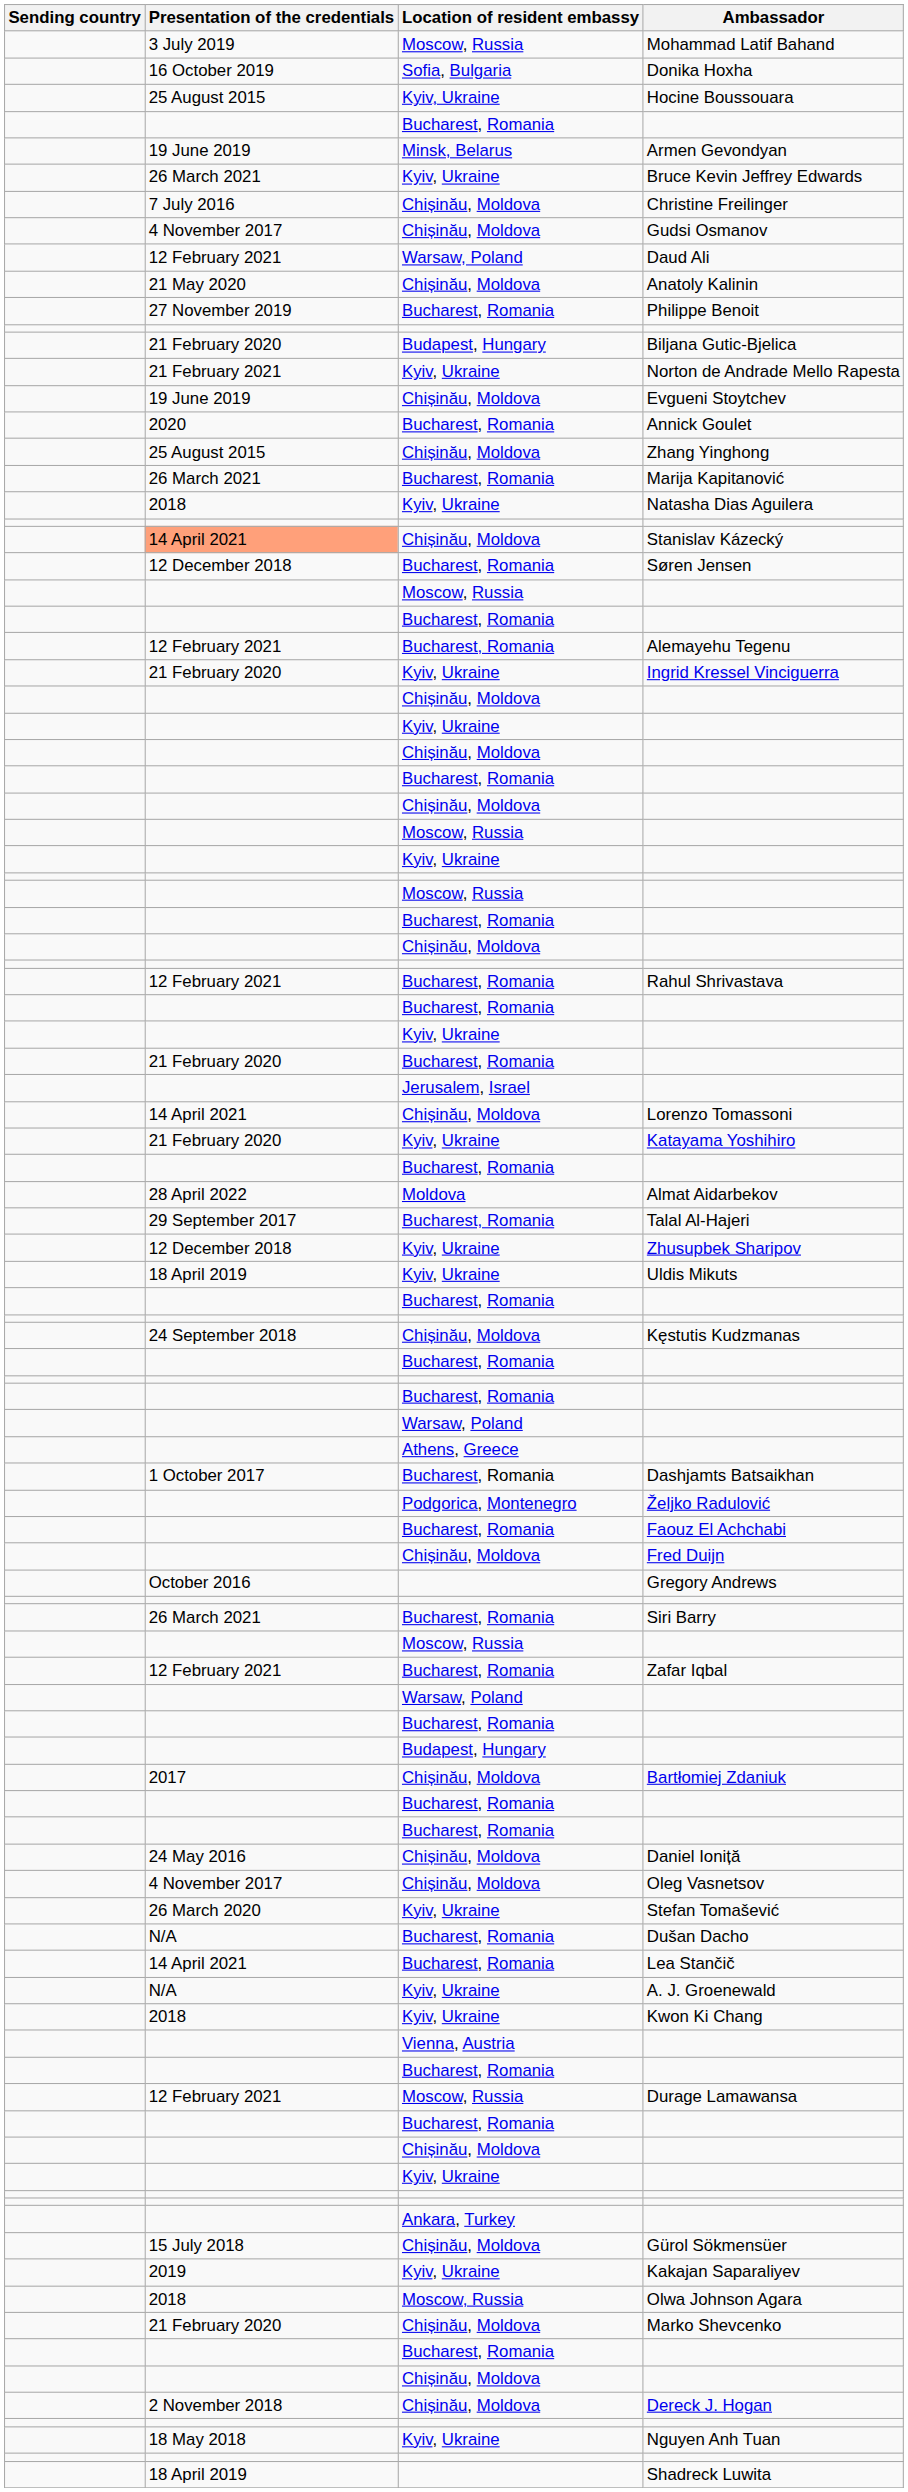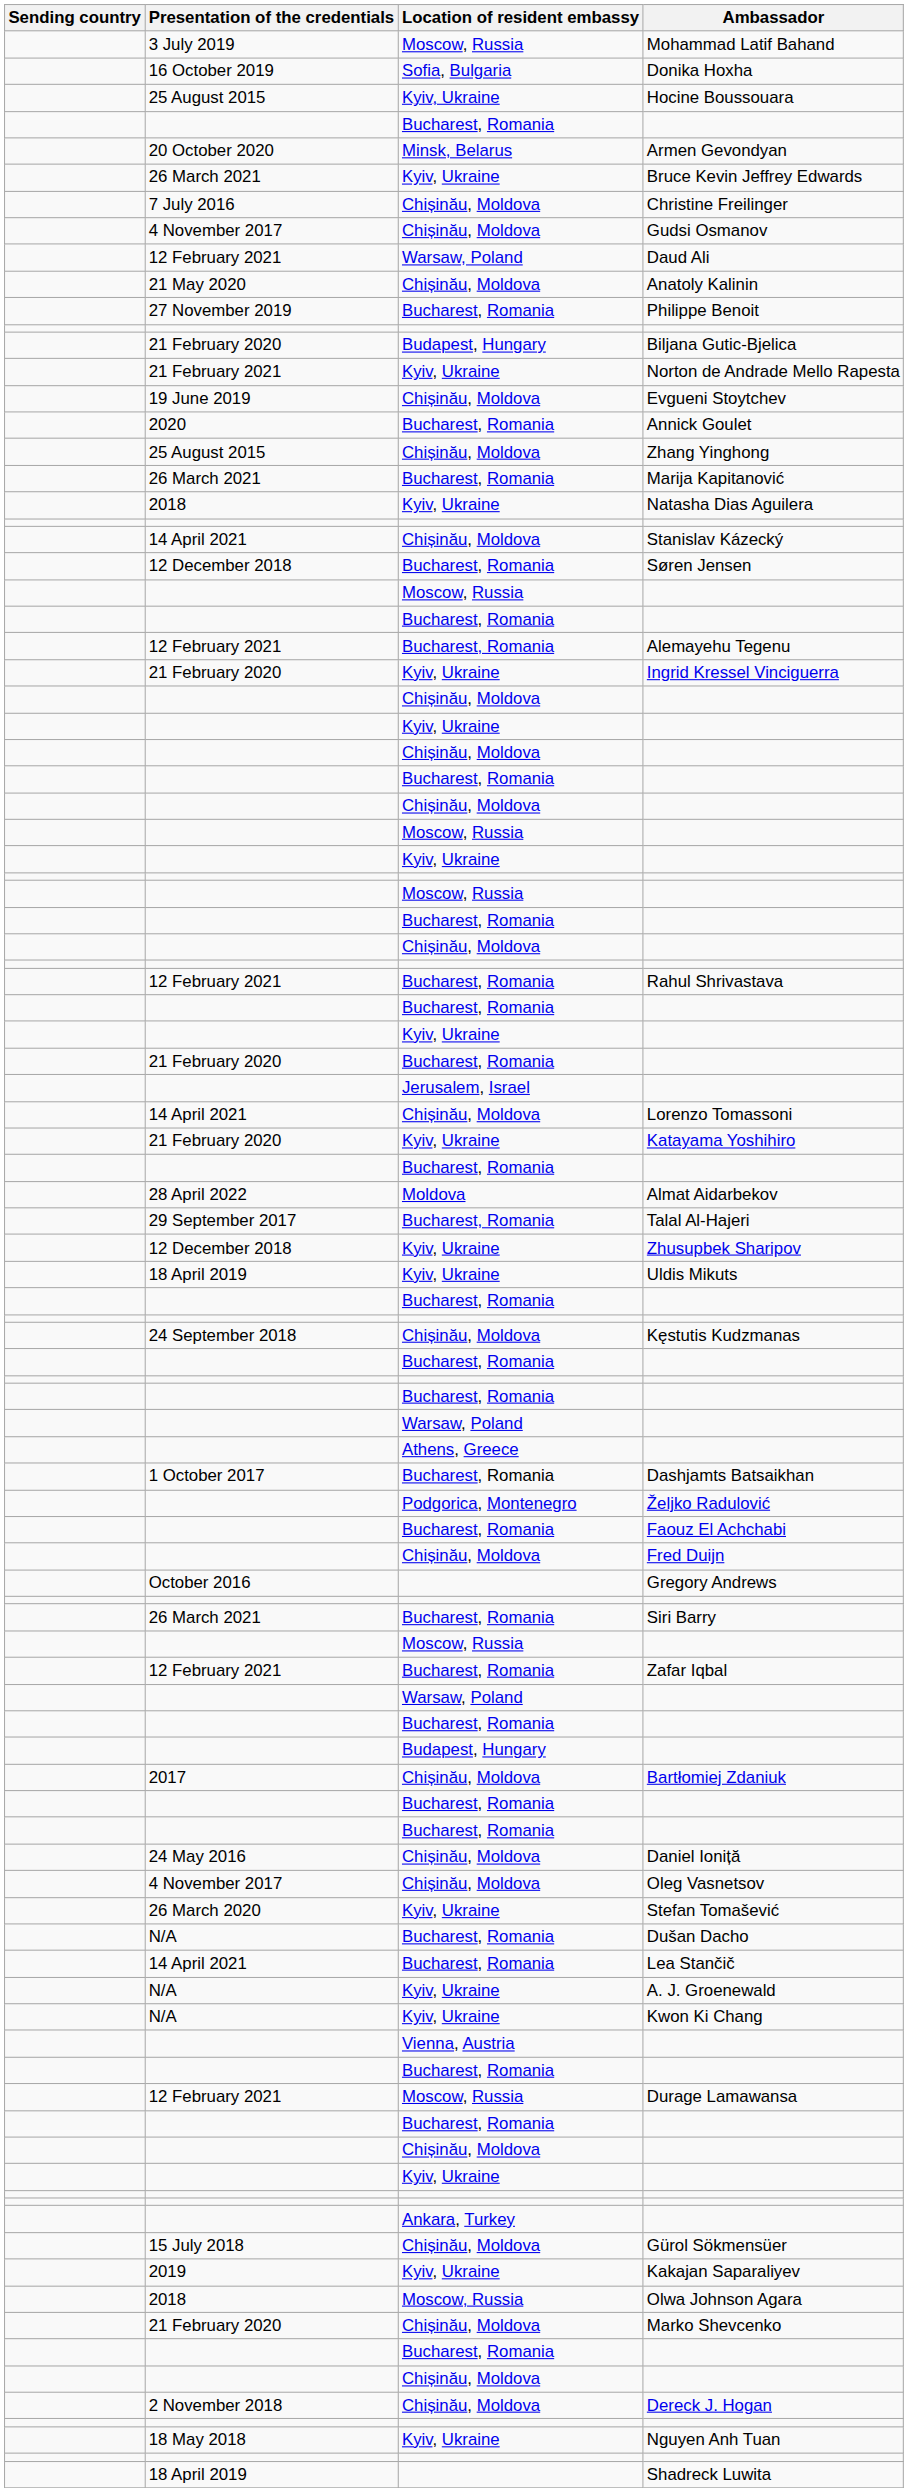(200, 151) 19 June 2019 -> (211, 151) 20 October 2020
(198, 539) lightsalmon background -> (198, 539) no background
(167, 2017) 2018 -> (163, 2017) N/A
